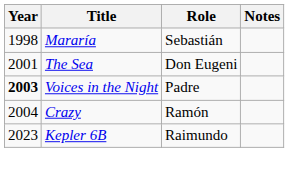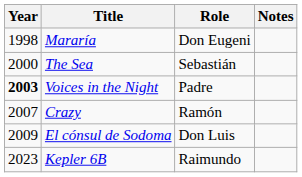(194, 40) Sebastián -> (215, 40) Don Eugeni
(23, 64) 2001 -> (23, 64) 2000
(201, 64) Don Eugeni -> (207, 64) Sebastián
(23, 111) 2004 -> (23, 111) 2007
+ row: (108, 135)
